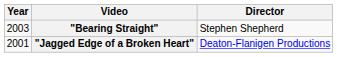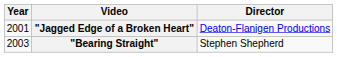rows swapped: (114, 44) <-> (114, 28)
